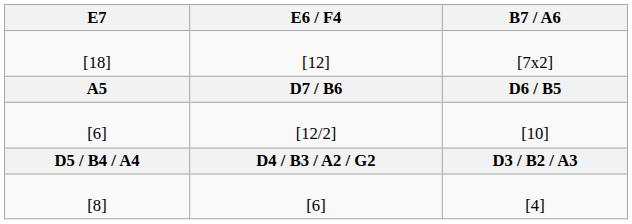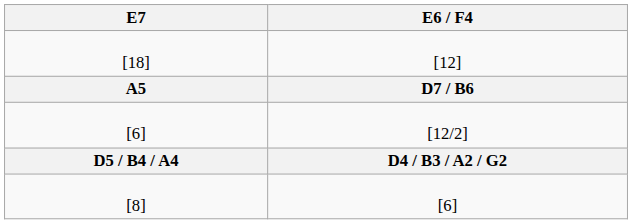- column: (535, 17)
